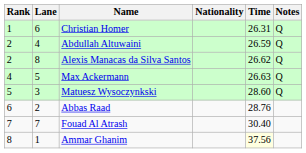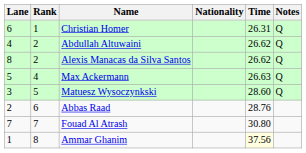columns swapped: (18, 12) <-> (46, 12)
(259, 44) 26.59 -> (259, 44) 26.62
(259, 124) 30.40 -> (259, 124) 30.80
